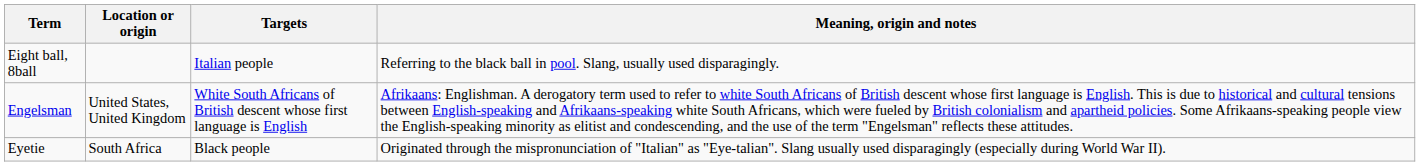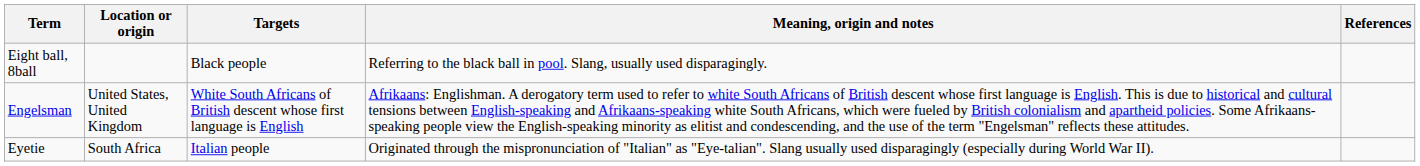+ column: (1378, 24)
(234, 63) Italian people -> (229, 63) Black people
(232, 149) Black people -> (230, 149) Italian people
